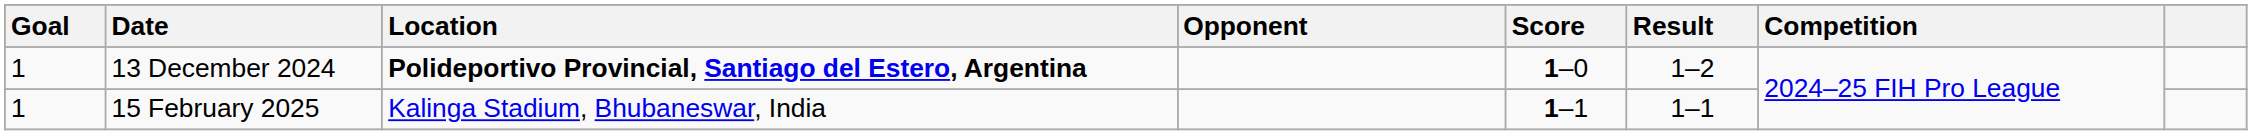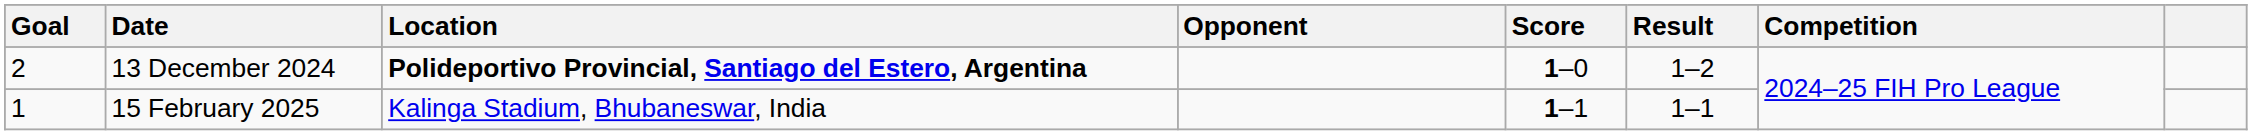(18, 68) 1 -> (18, 68) 2
